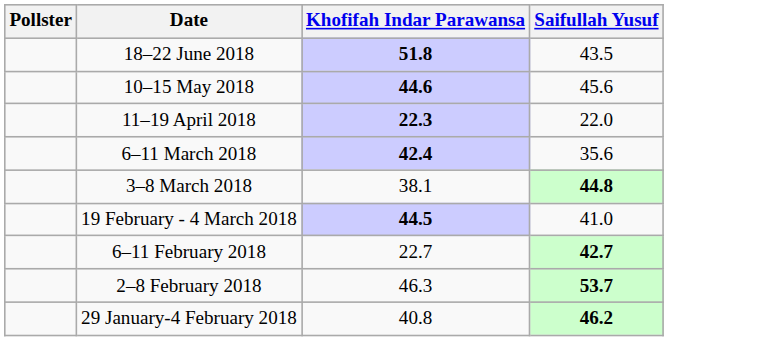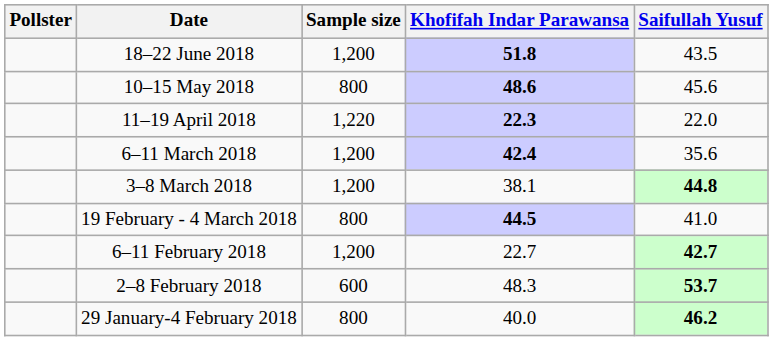+ column: (353, 21)
(416, 87) 44.6 -> (520, 87) 48.6
(416, 285) 46.3 -> (520, 285) 48.3
(416, 318) 40.8 -> (520, 318) 40.0
